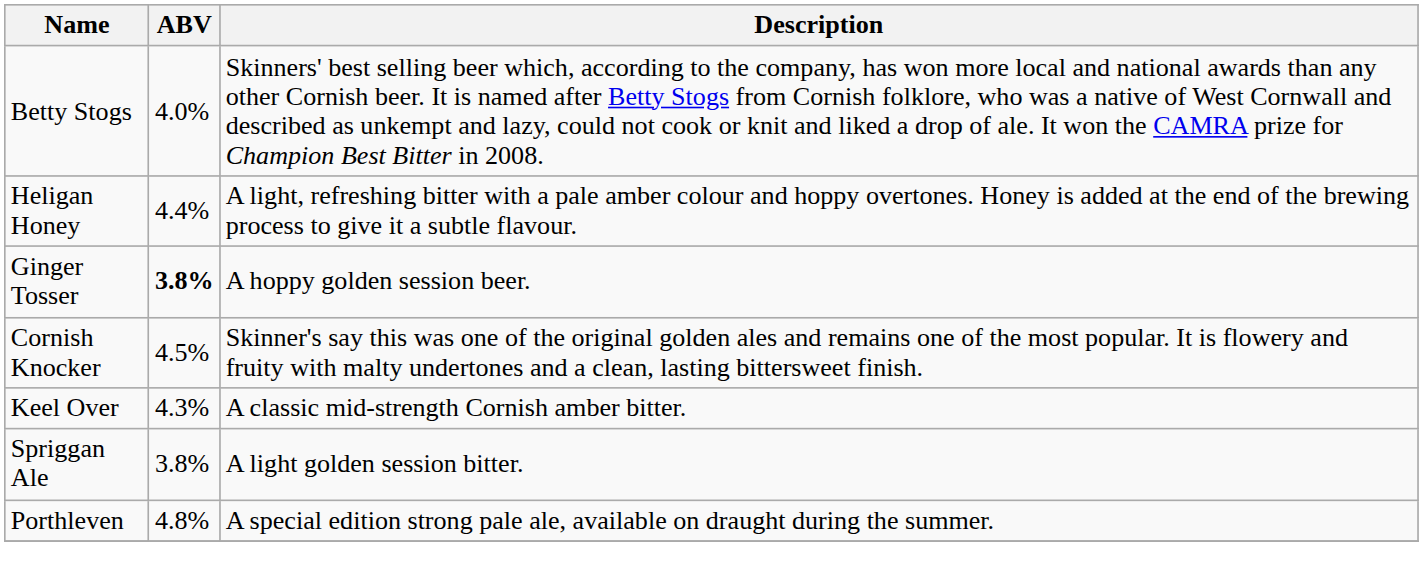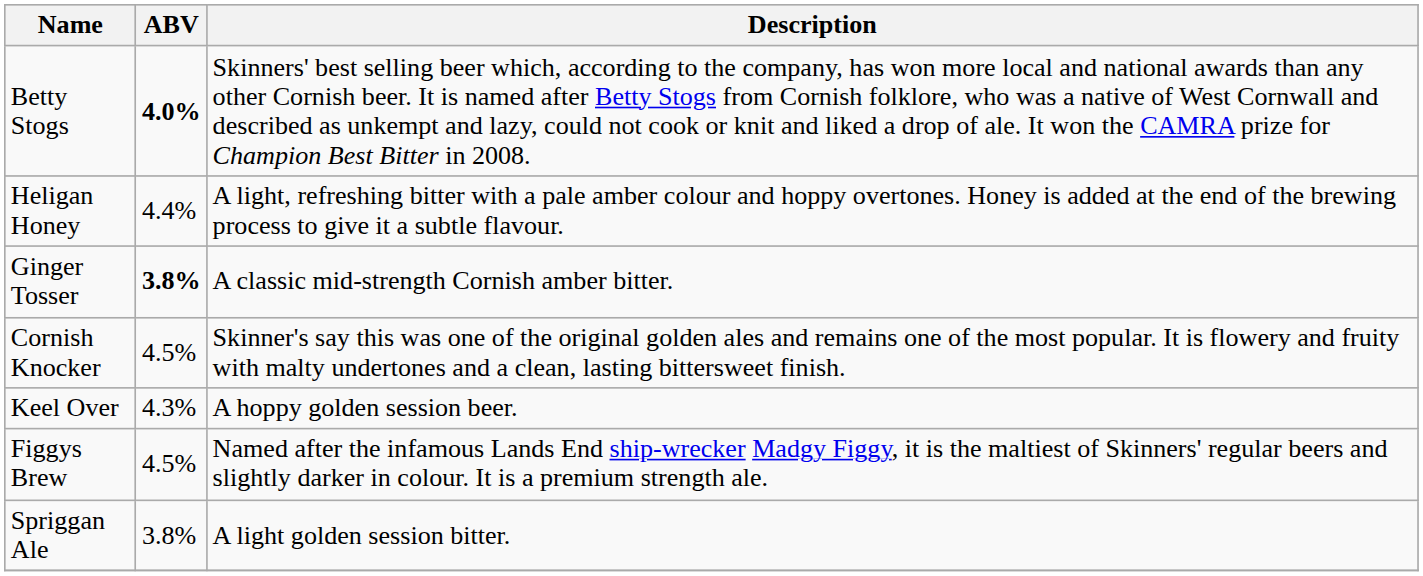(182, 110) normal -> (171, 110) bold
(378, 281) A hoppy golden session beer. -> (443, 281) A classic mid-strength Cornish amber bitter.
(456, 408) A classic mid-strength Cornish amber bitter. -> (365, 408) A hoppy golden session beer.
+ row: (46, 464)
- row: (67, 520)
